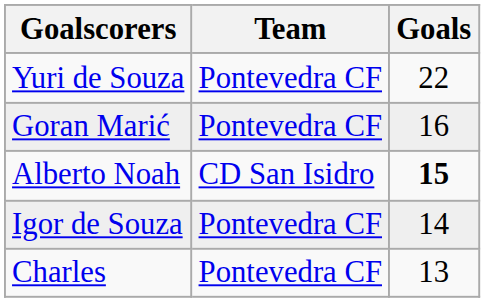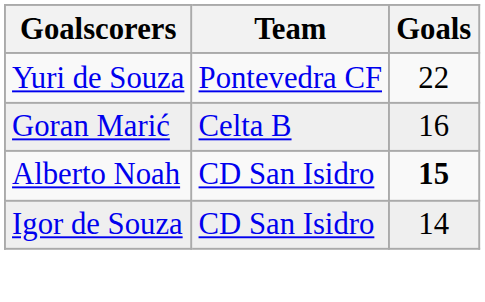(290, 126) Pontevedra CF -> (245, 126) Celta B
(290, 223) Pontevedra CF -> (286, 223) CD San Isidro
- row: (59, 272)
